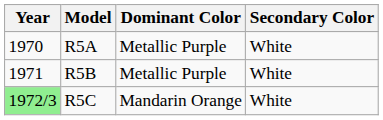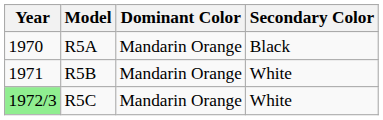(173, 45) Metallic Purple -> (181, 45) Mandarin Orange
(271, 45) White -> (270, 45) Black
(173, 73) Metallic Purple -> (181, 73) Mandarin Orange
